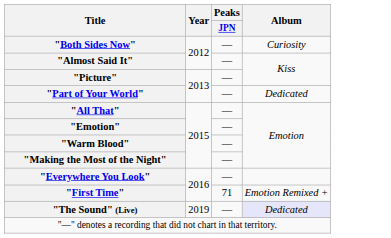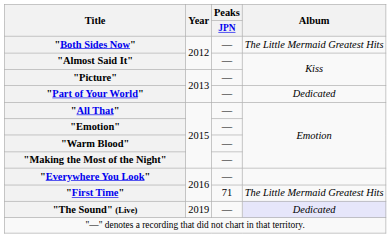(286, 44) Curiosity -> (314, 44) The Little Mermaid Greatest Hits
(286, 193) Emotion Remixed + -> (314, 193) The Little Mermaid Greatest Hits
